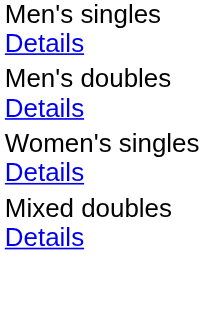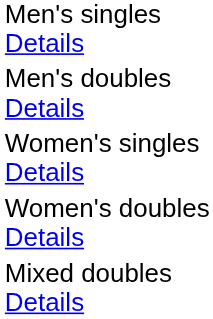+ row: (107, 223)
